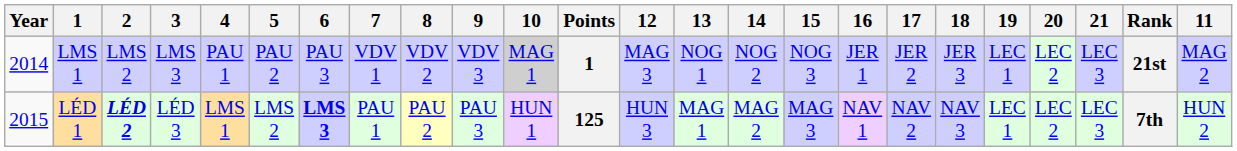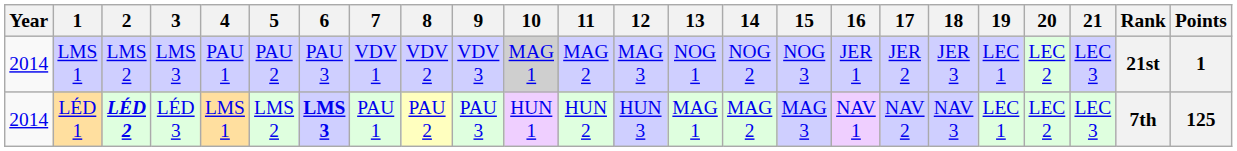columns swapped: (1204, 20) <-> (589, 20)
(29, 118) 2015 -> (29, 118) 2014
